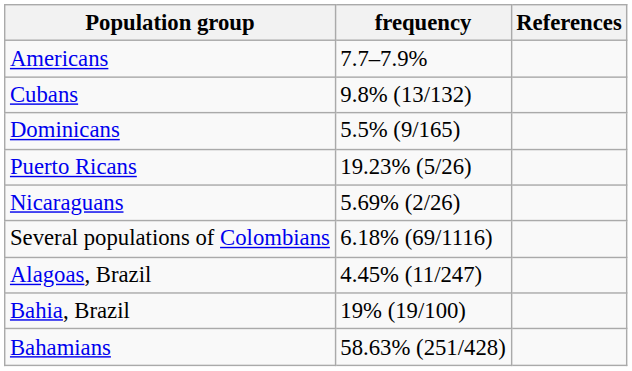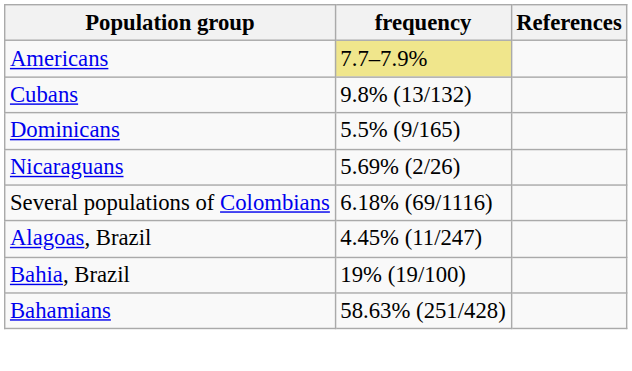(384, 58) no background -> (384, 58) khaki background
- row: (73, 166)
